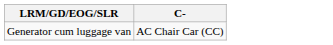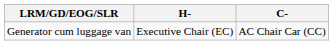+ column: (185, 13)
